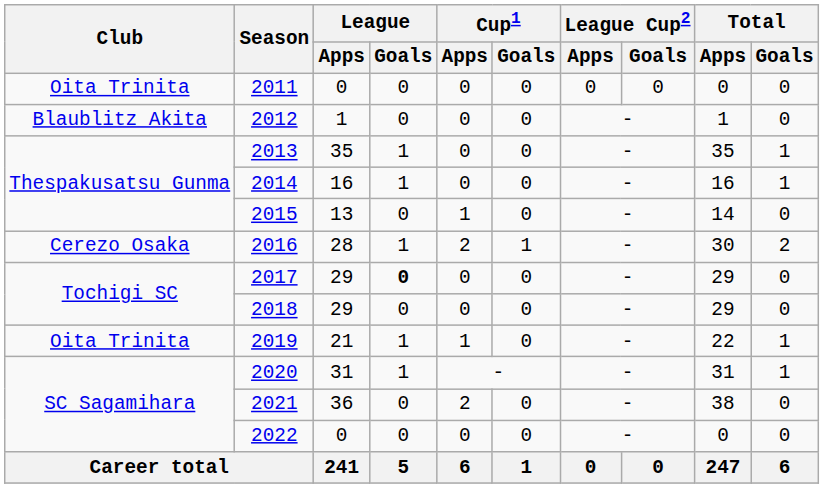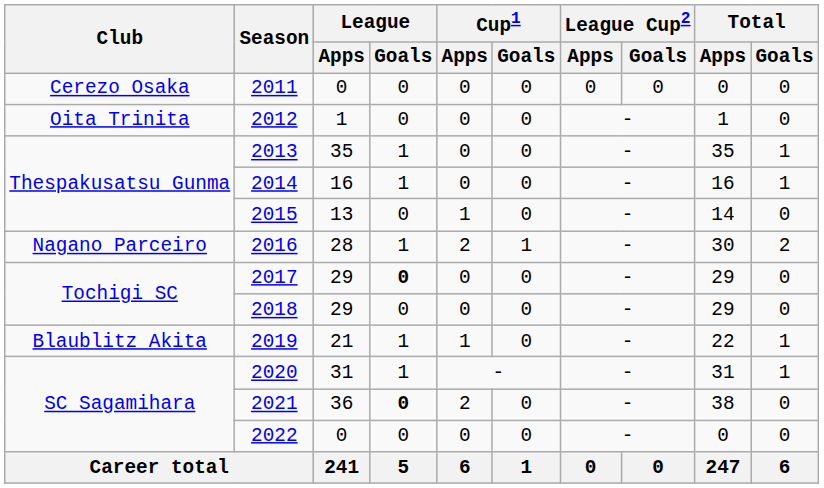(120, 89) Oita Trinita -> (120, 89) Cerezo Osaka
(120, 120) Blaublitz Akita -> (120, 120) Oita Trinita
(120, 246) Cerezo Osaka -> (120, 246) Nagano Parceiro
(120, 341) Oita Trinita -> (120, 341) Blaublitz Akita
(403, 404) normal -> (403, 404) bold
